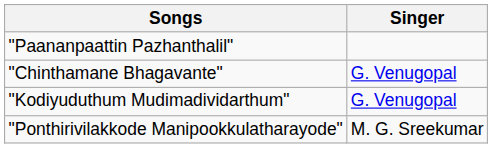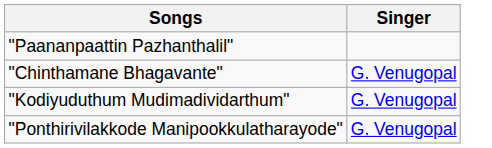(417, 128) M. G. Sreekumar -> (404, 128) G. Venugopal
